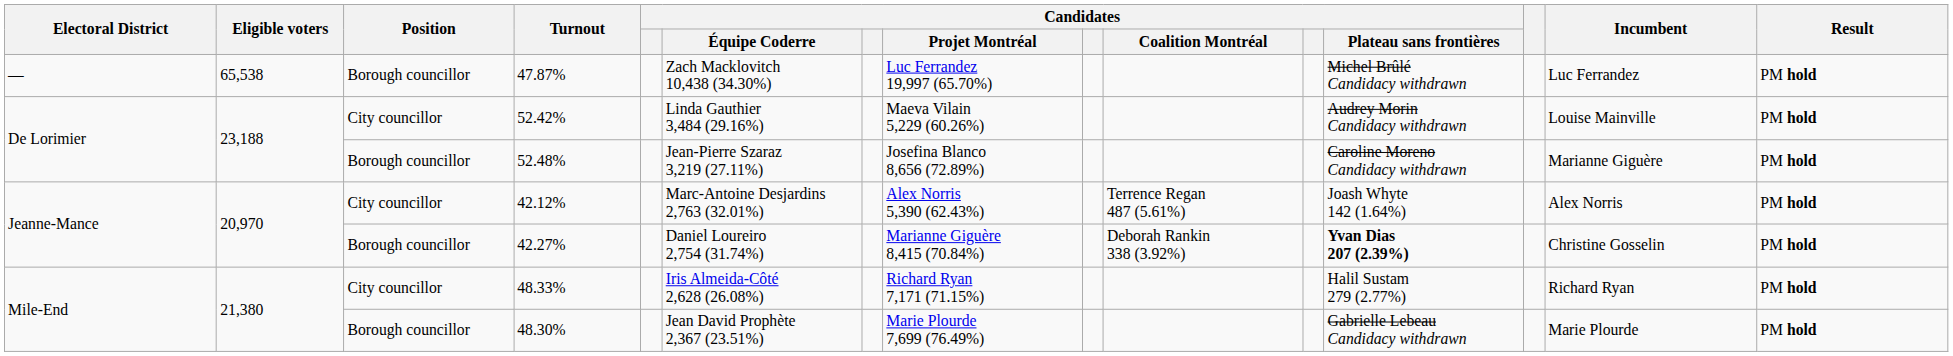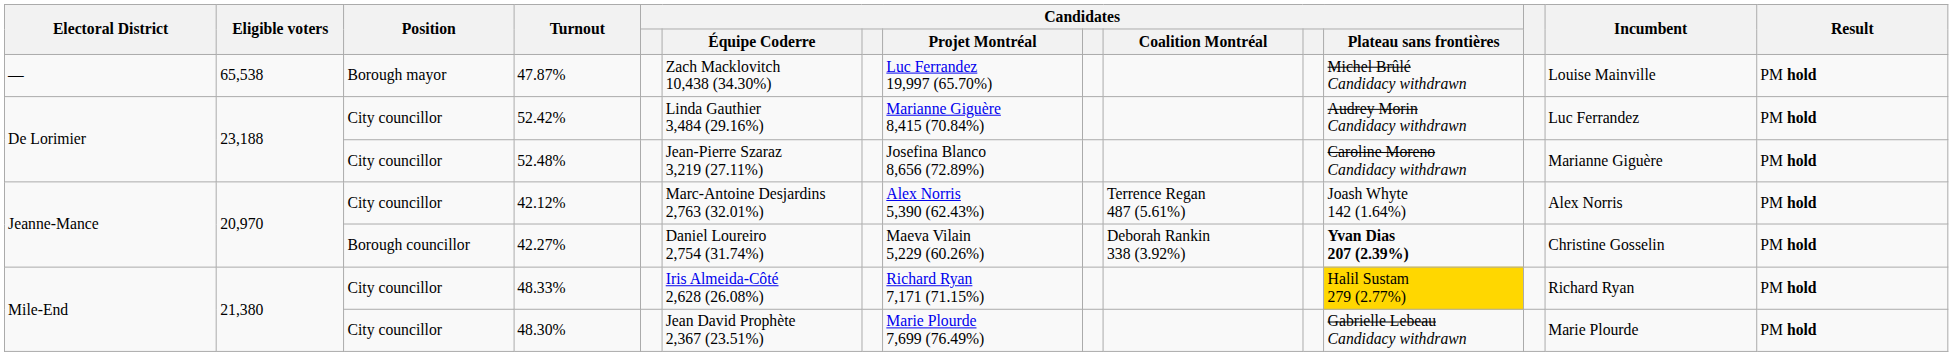(409, 75) Borough councillor -> (397, 75) Borough mayor
(1594, 75) Luc Ferrandez -> (1602, 75) Louise Mainville
(935, 117) Maeva Vilain 5,229 (60.26%) -> (944, 117) Marianne Giguère 8,415 (70.84%)
(1602, 117) Louise Mainville -> (1594, 117) Luc Ferrandez
(409, 160) Borough councillor -> (395, 160) City councillor
(944, 245) Marianne Giguère 8,415 (70.84%) -> (935, 245) Maeva Vilain 5,229 (60.26%)
(1368, 288) no background -> (1368, 288) gold background
(409, 330) Borough councillor -> (395, 330) City councillor
